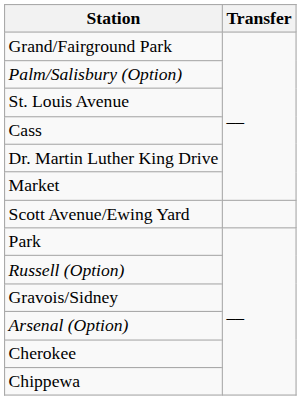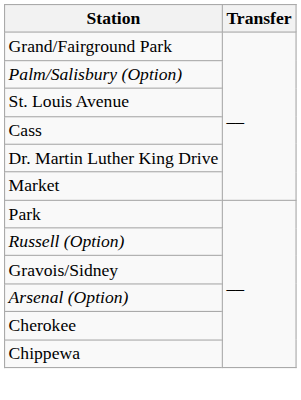- row: (99, 213)
